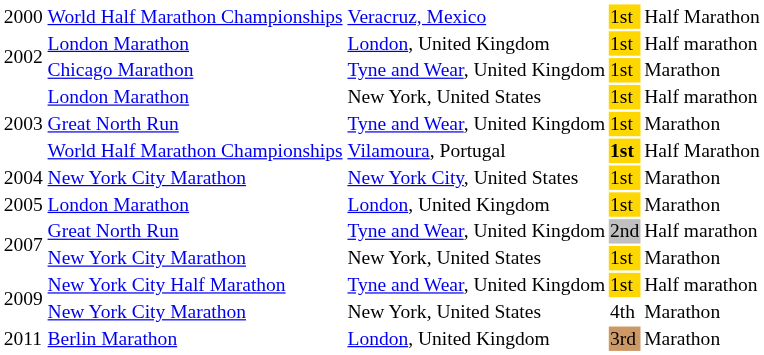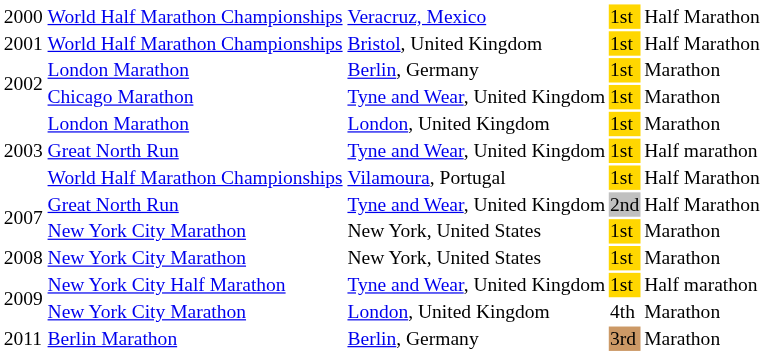+ row: (23, 43)
(449, 43) London, United Kingdom -> (413, 70) Berlin, Germany
(701, 43) Half marathon -> (682, 70) Marathon
(444, 97) New York, United States -> (449, 123) London, United Kingdom
(701, 97) Half marathon -> (682, 123) Marathon
(682, 123) Marathon -> (701, 150) Half marathon
(622, 150) bold -> (621, 177) normal
- row: (23, 177)
- row: (23, 204)
(701, 231) Half marathon -> (702, 204) Half Marathon
+ row: (23, 258)
(444, 311) New York, United States -> (449, 311) London, United Kingdom
(449, 338) London, United Kingdom -> (413, 338) Berlin, Germany
